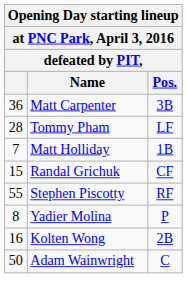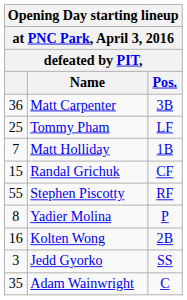(16, 127) 28 -> (16, 127) 25
+ row: (66, 261)
(16, 261) 50 -> (16, 283) 35
